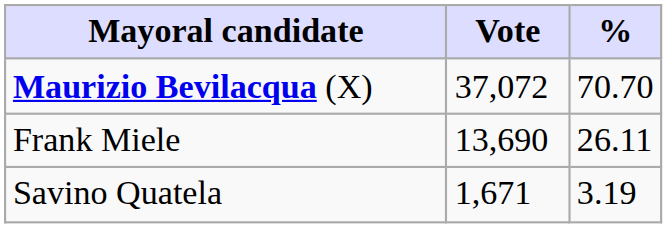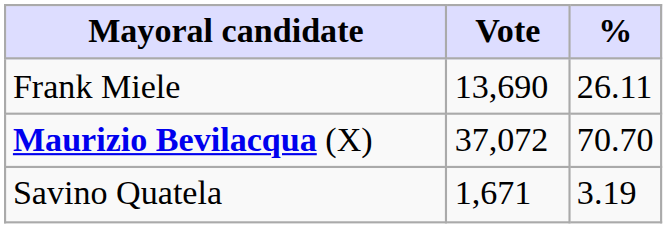rows swapped: (193, 85) <-> (97, 139)
